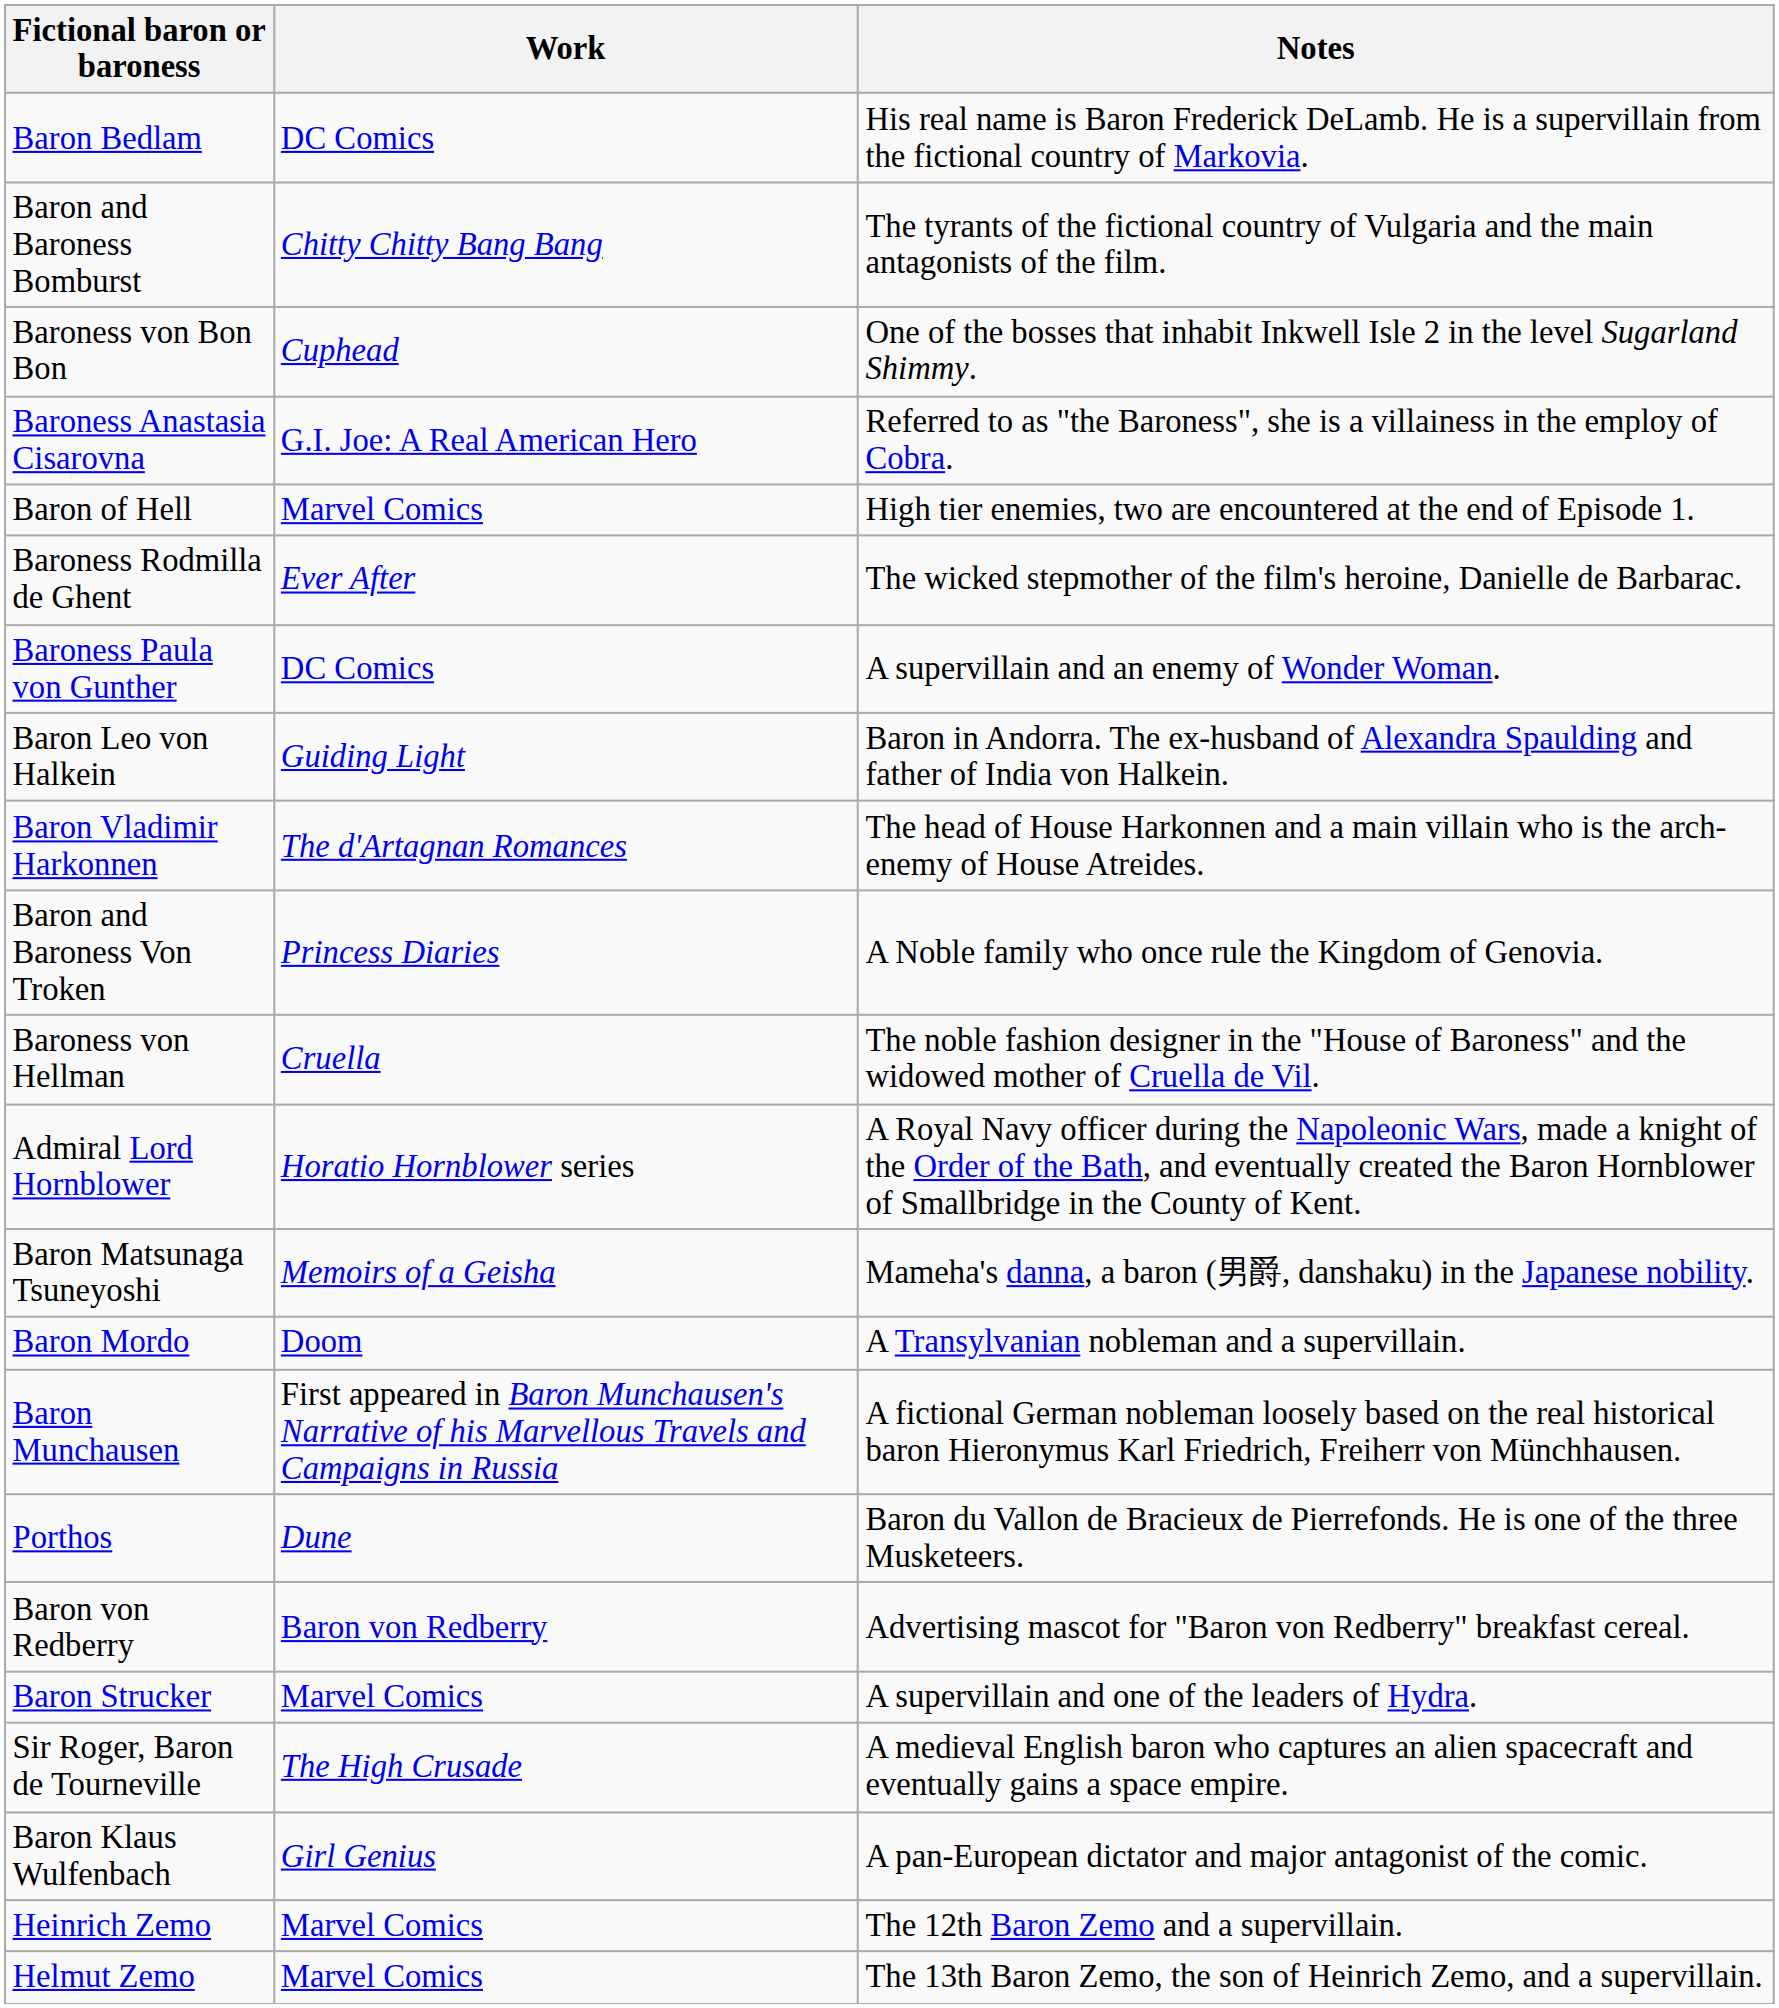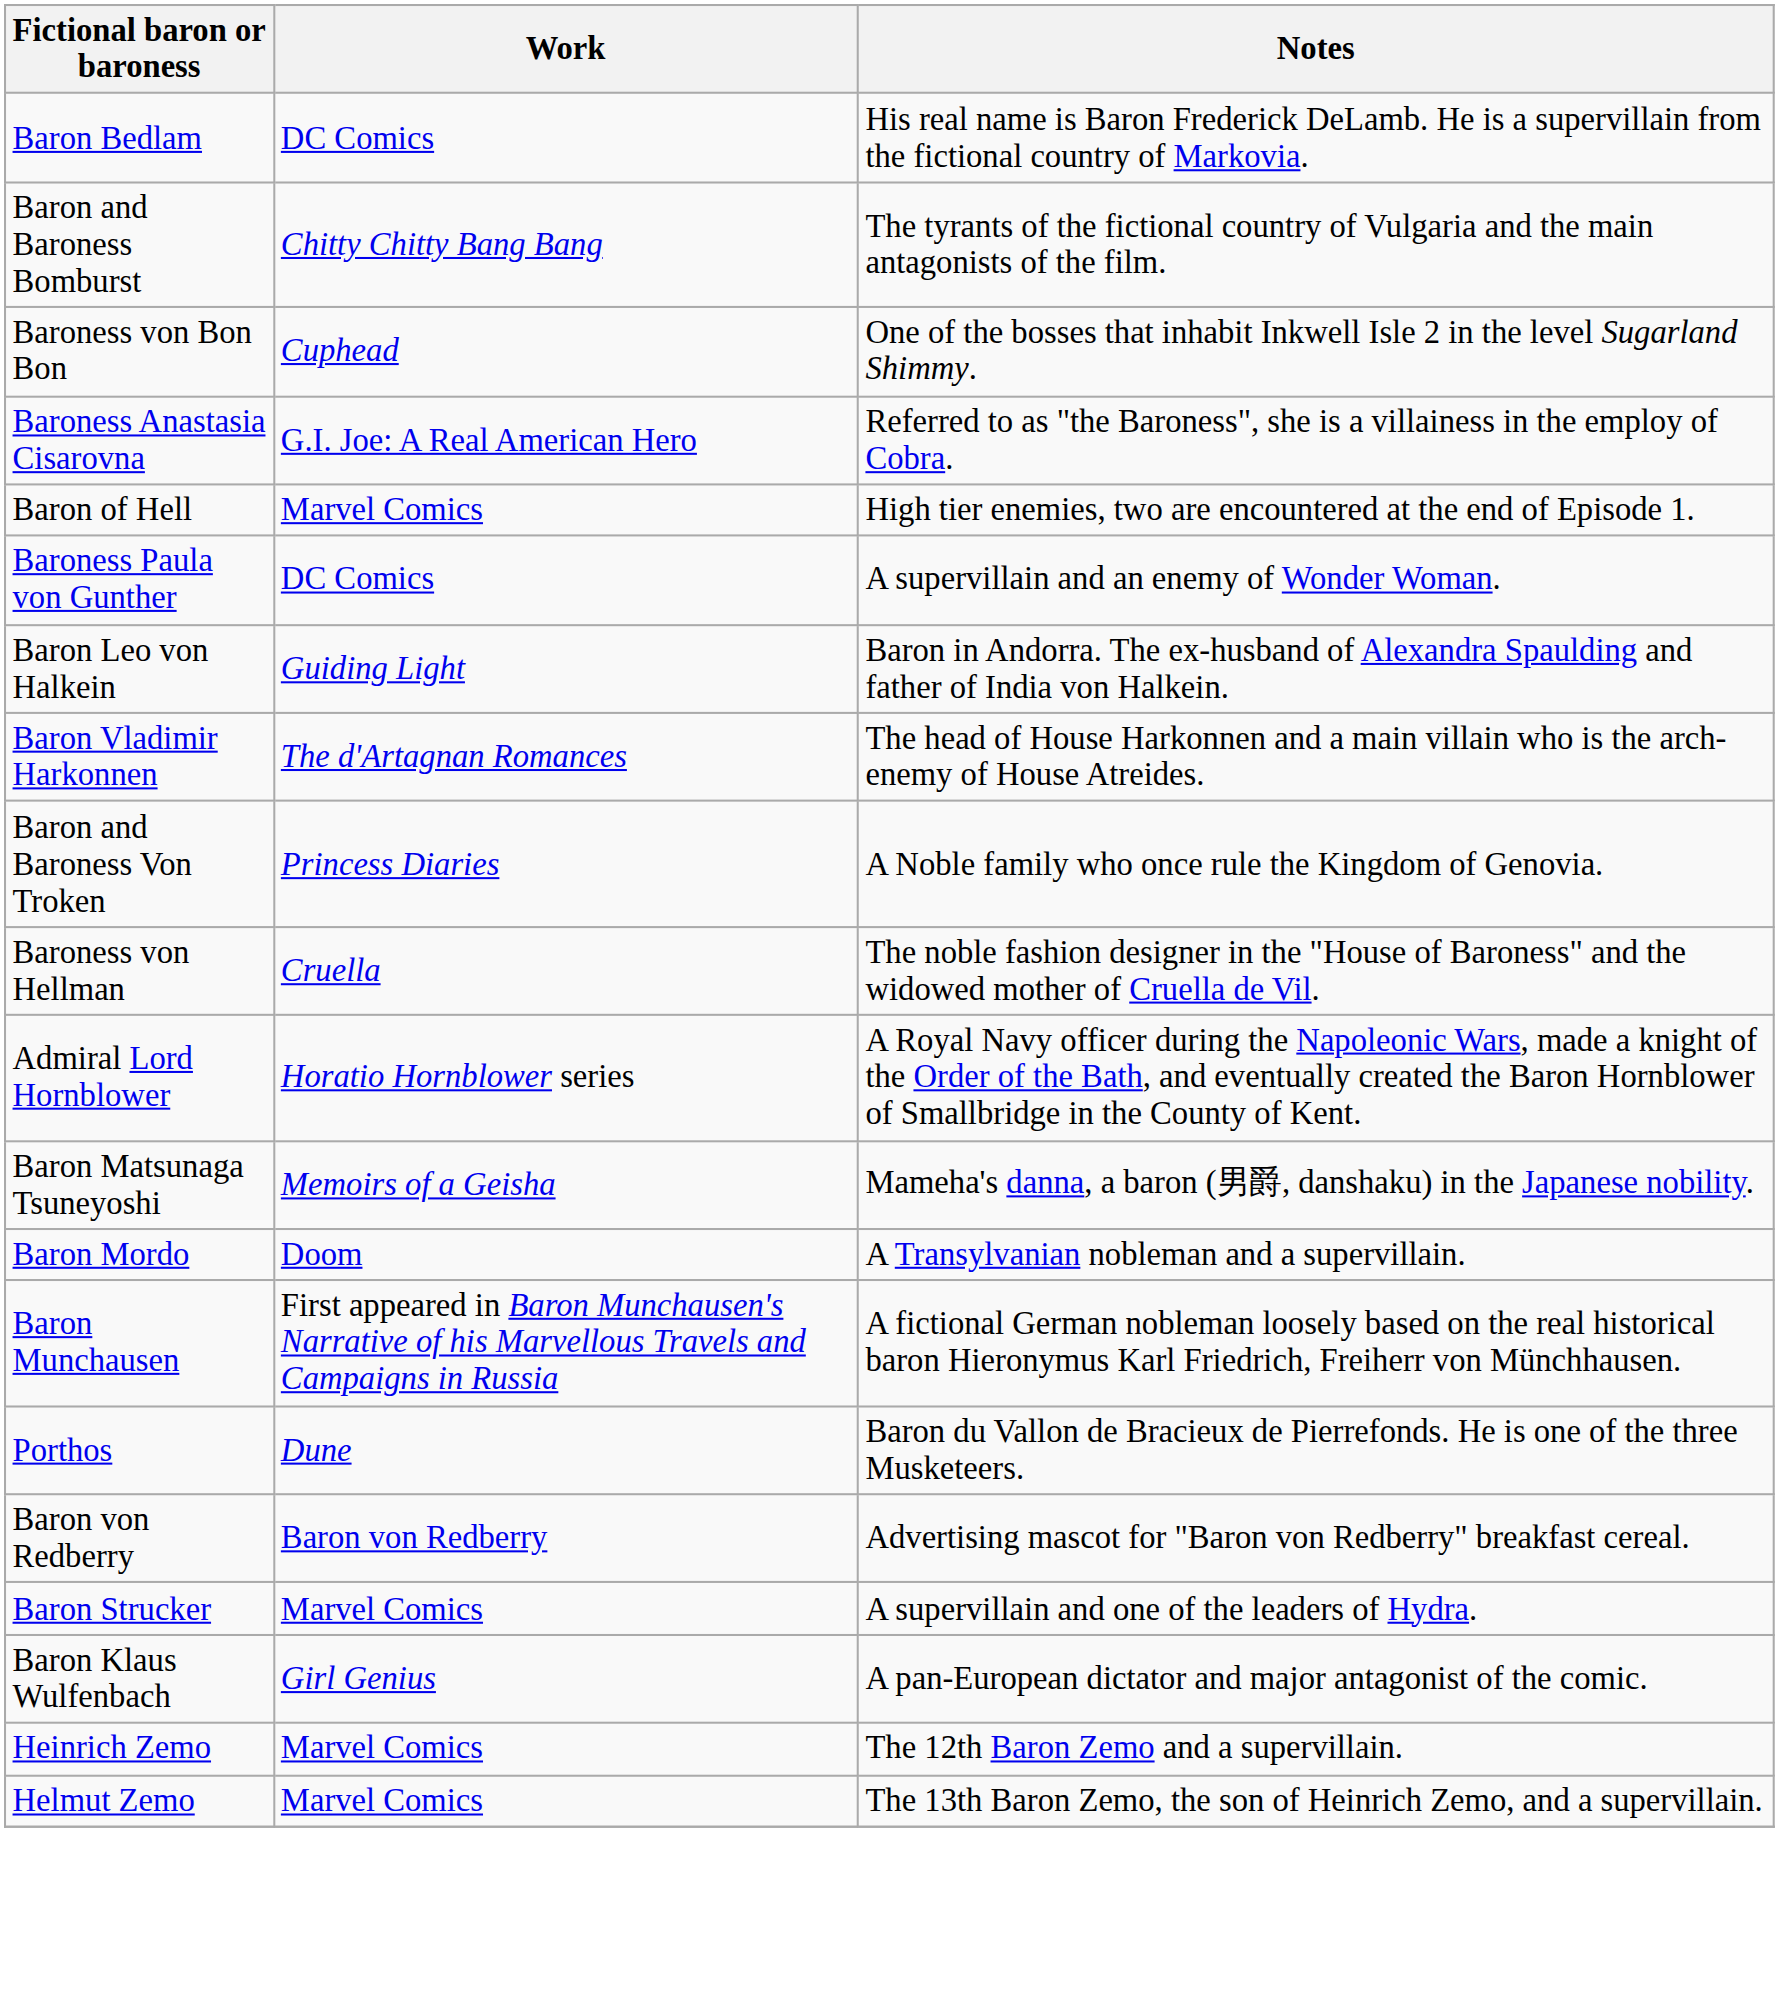- row: (137, 579)
- row: (123, 1766)
